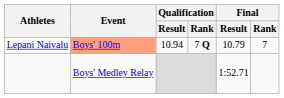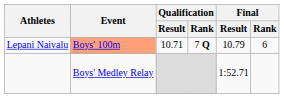(172, 45) 10.94 -> (172, 45) 10.71
(265, 45) 7 -> (265, 45) 6
